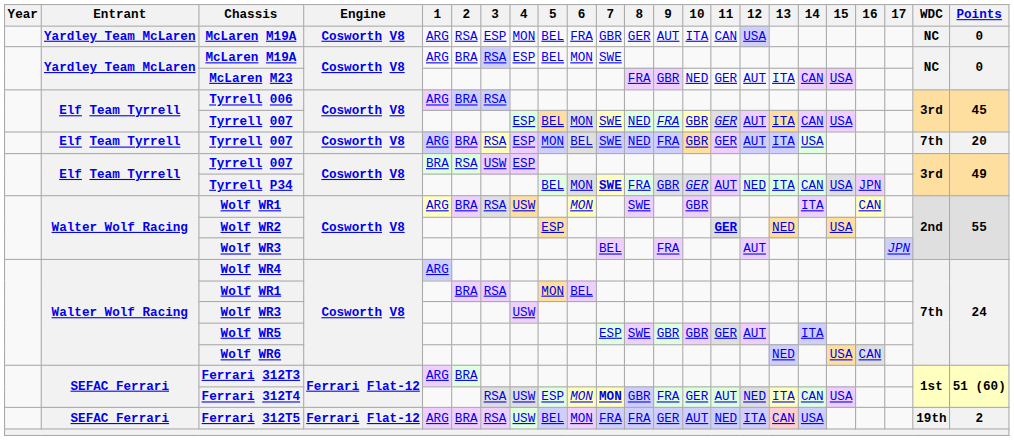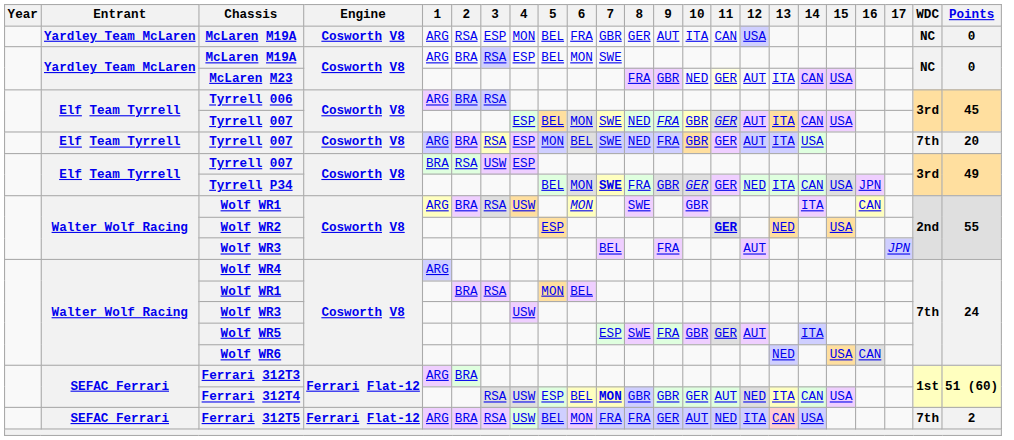(726, 79) no background -> (726, 79) lightyellow background
(726, 185) AUT -> (726, 185) GER
(668, 333) GBR -> (668, 333) FRA
(582, 397) MON -> (582, 397) BEL
(668, 397) FRA -> (668, 397) GBR
(931, 418) 19th -> (928, 418) 7th
